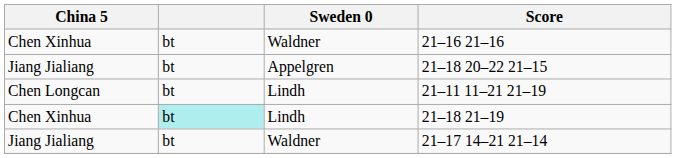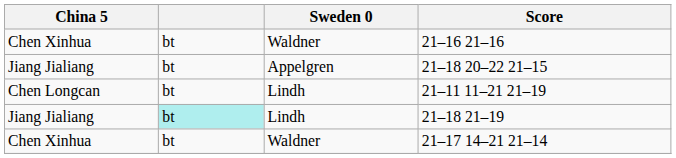(50, 116) Chen Xinhua -> (51, 116) Jiang Jialiang
(51, 141) Jiang Jialiang -> (50, 141) Chen Xinhua
